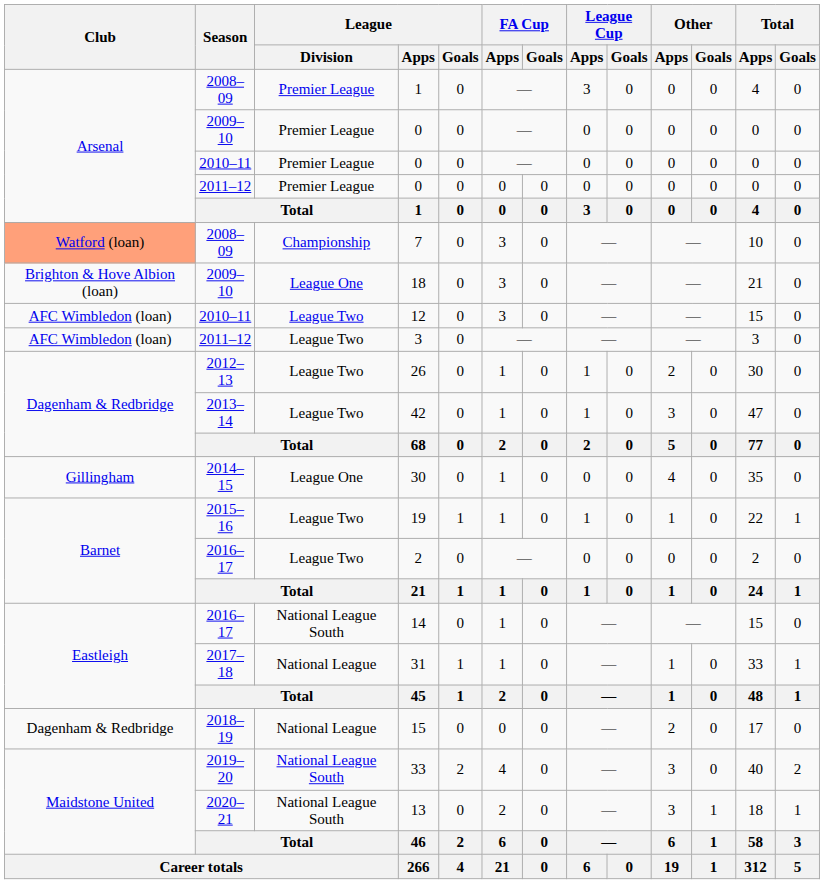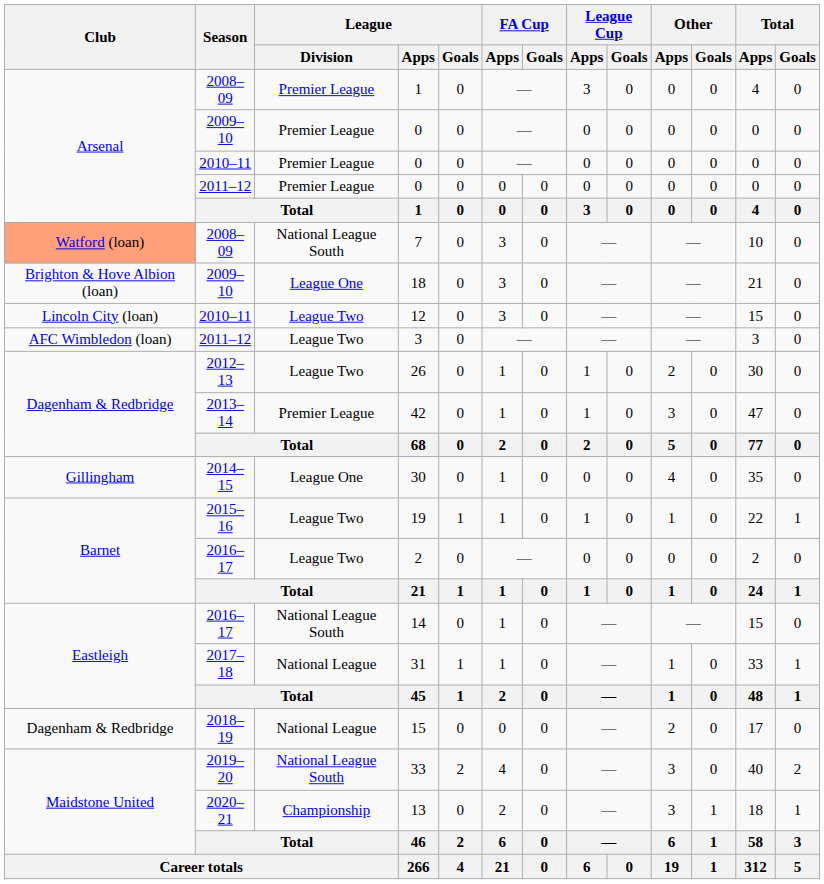(326, 242) Championship -> (326, 242) National League South
(100, 315) AFC Wimbledon (loan) -> (100, 315) Lincoln City (loan)
(326, 412) League Two -> (326, 412) Premier League
(326, 810) National League South -> (326, 810) Championship
